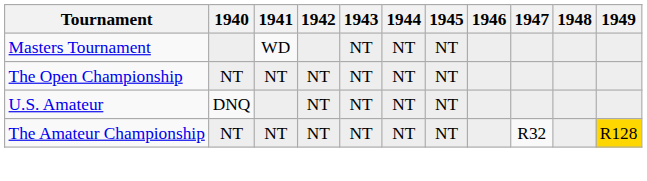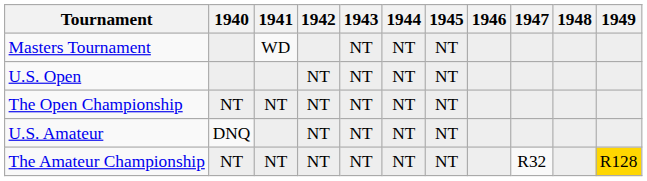+ row: (45, 76)
